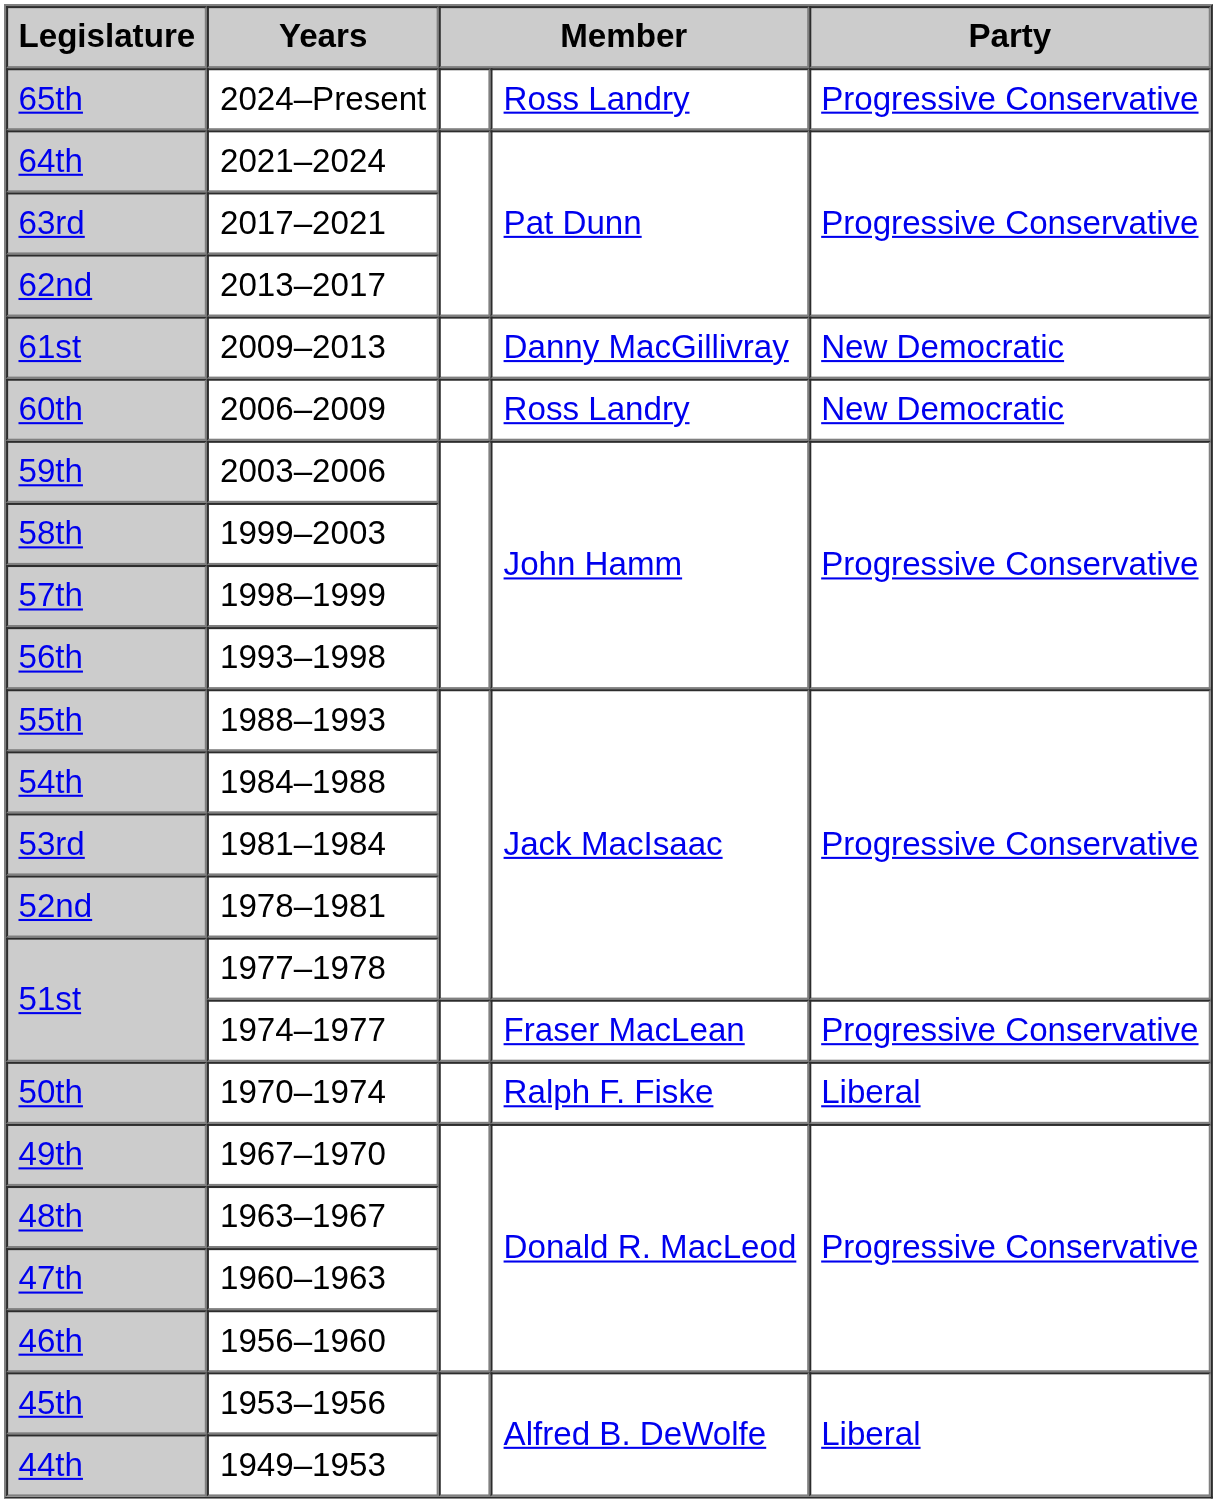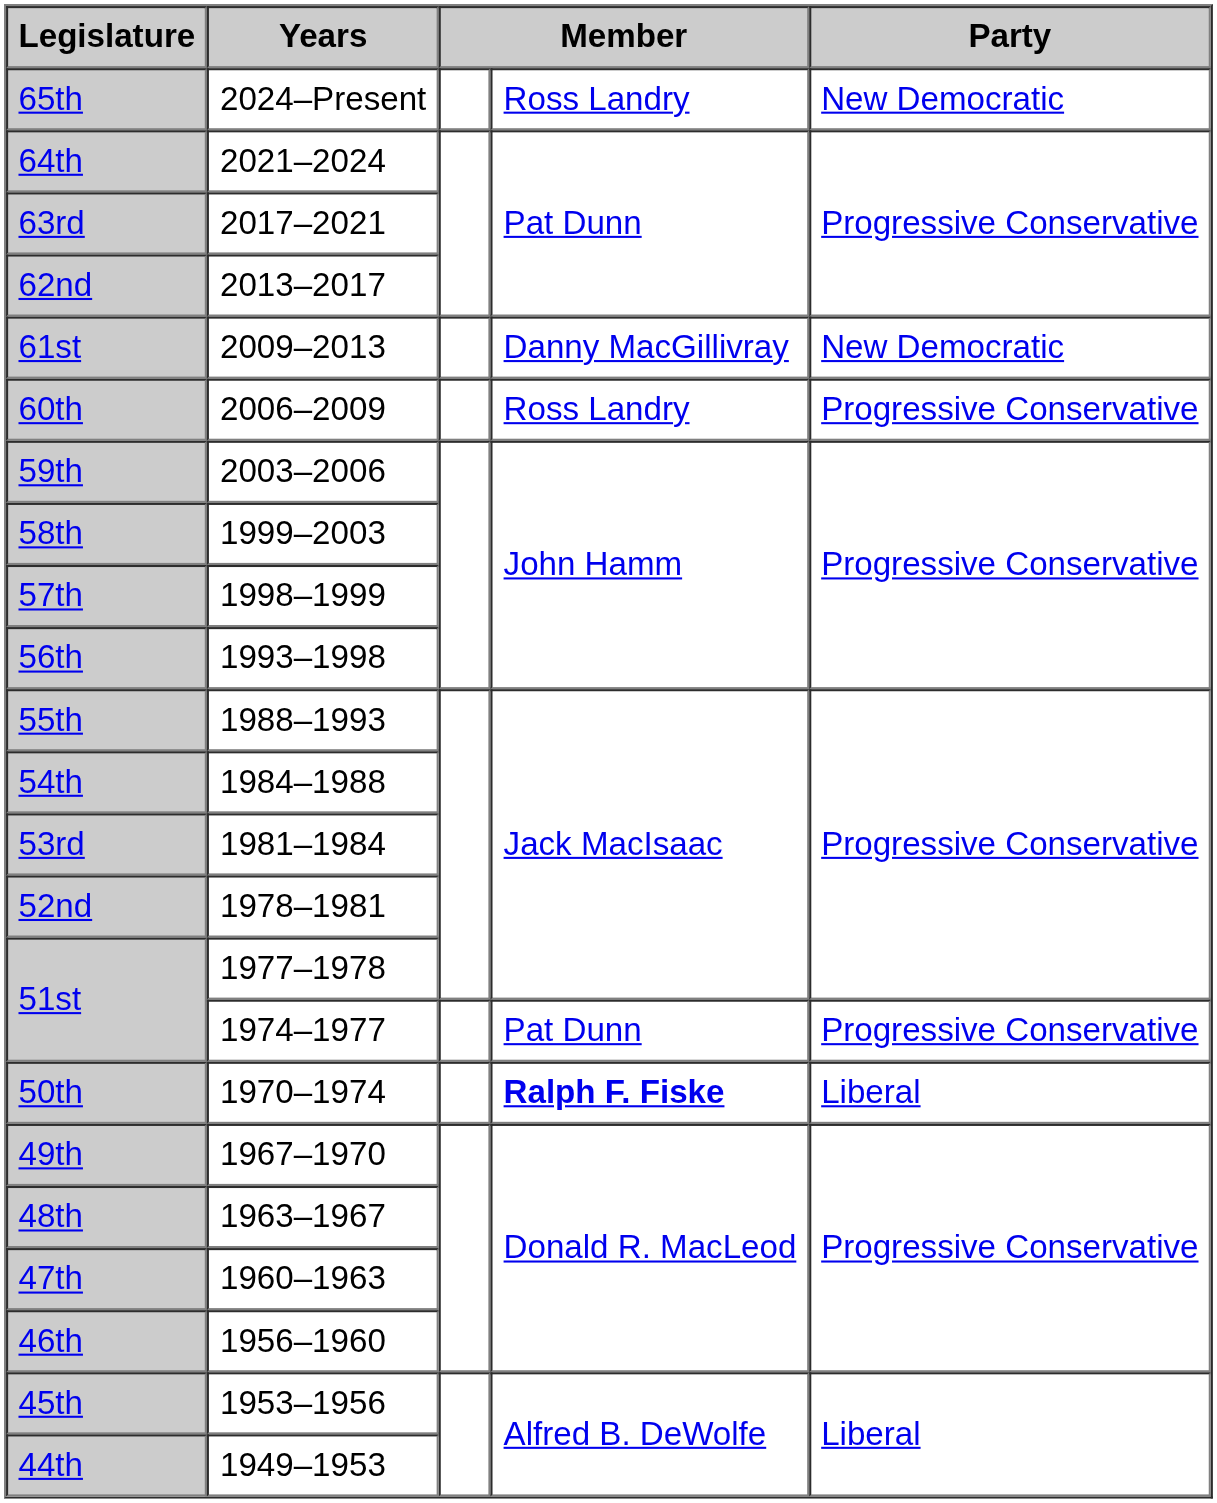(1010, 98) Progressive Conservative -> (943, 98) New Democratic
(943, 409) New Democratic -> (1010, 409) Progressive Conservative
(624, 1030) Fraser MacLean -> (573, 1030) Pat Dunn
(609, 1092) normal -> (614, 1092) bold
